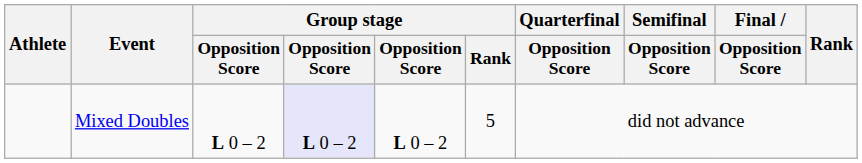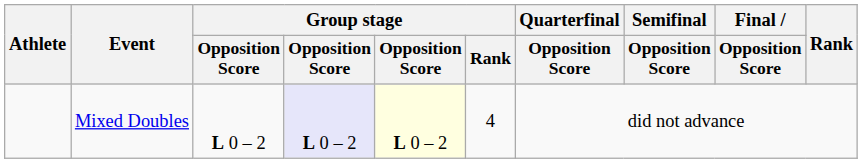(420, 143) no background -> (420, 143) lightyellow background
(490, 121) 5 -> (490, 121) 4
